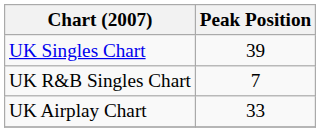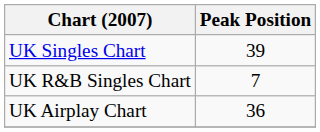(255, 111) 33 -> (255, 111) 36
